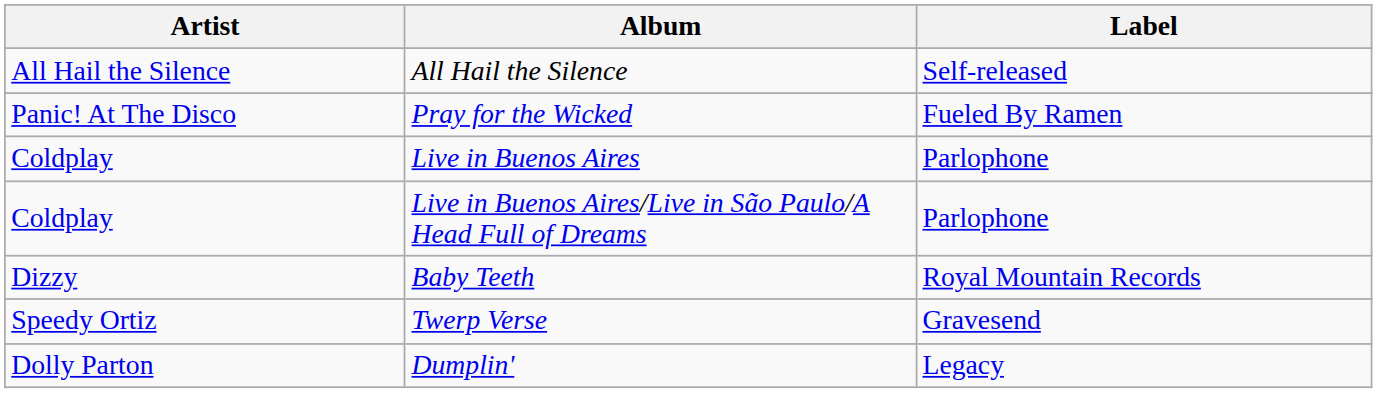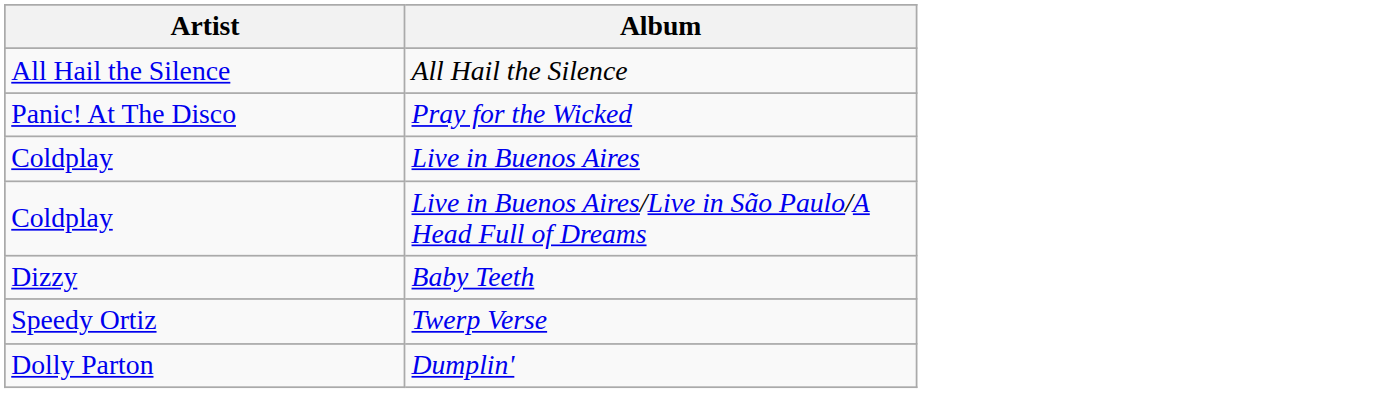- column: (1144, 26)
